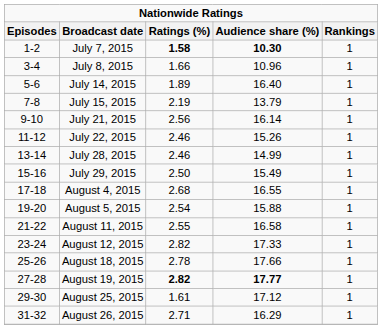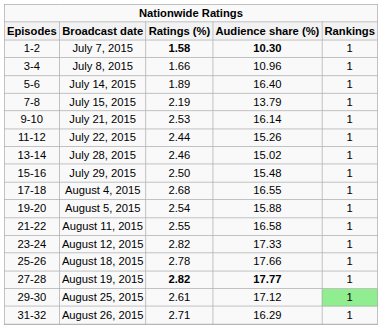(179, 119) 2.56 -> (179, 119) 2.53
(179, 137) 2.46 -> (179, 137) 2.44
(267, 155) 14.99 -> (267, 155) 15.02
(267, 173) 15.49 -> (267, 173) 15.48
(179, 297) 1.61 -> (179, 297) 2.61
(350, 297) no background -> (350, 297) lightgreen background
